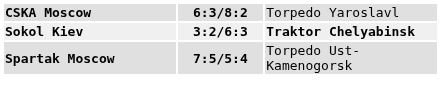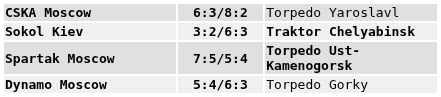(313, 58) normal -> (313, 58) bold
+ row: (56, 84)
